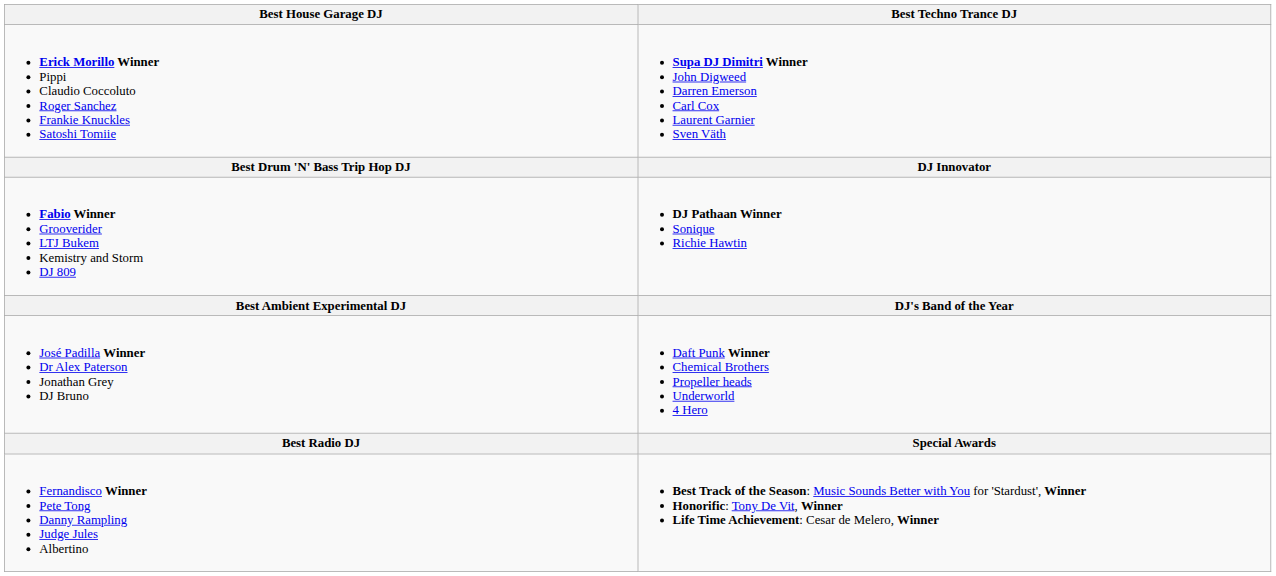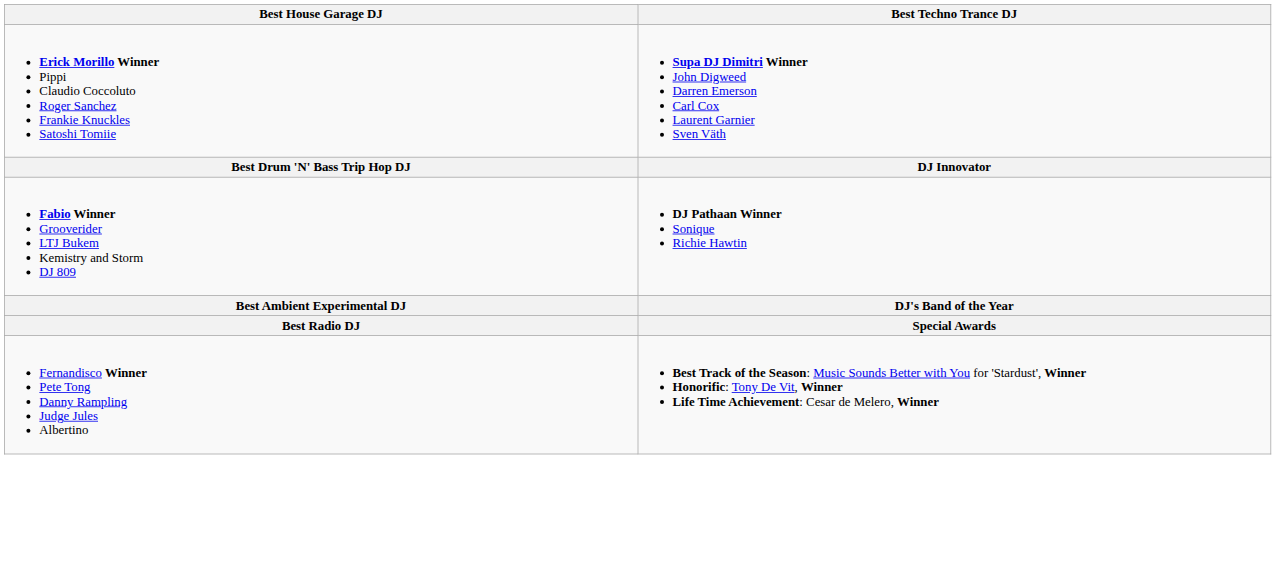- row: (321, 374)
